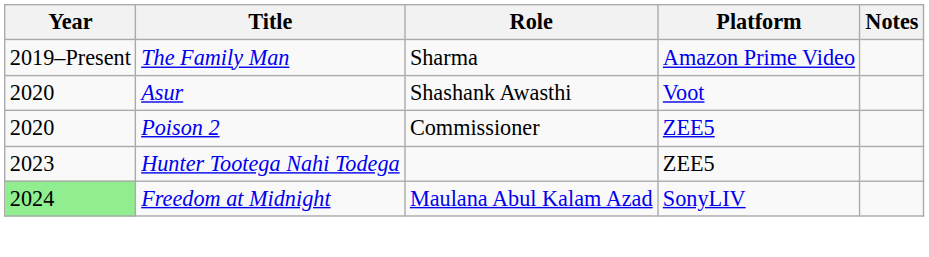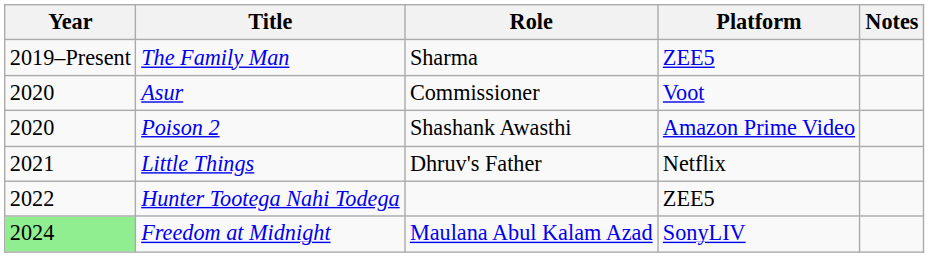(759, 57) Amazon Prime Video -> (689, 57) ZEE5
(491, 92) Shashank Awasthi -> (475, 92) Commissioner
(475, 127) Commissioner -> (491, 127) Shashank Awasthi
(689, 127) ZEE5 -> (759, 127) Amazon Prime Video
+ row: (198, 163)
(32, 163) 2023 -> (32, 198) 2022
